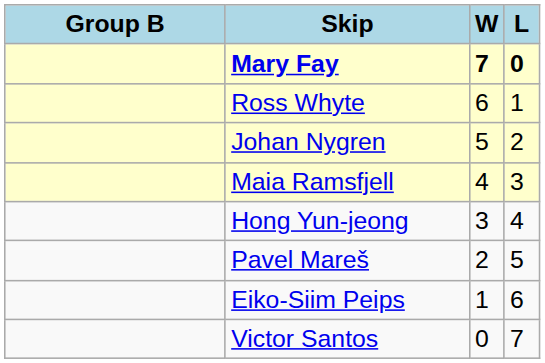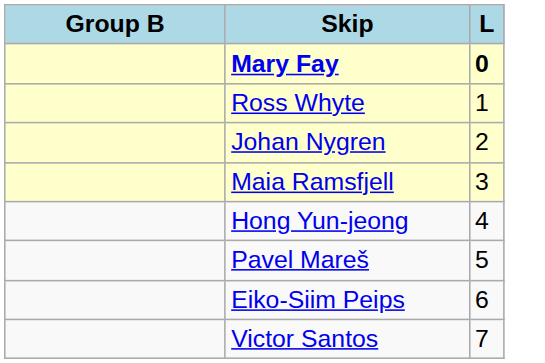- column: (487, 24)
